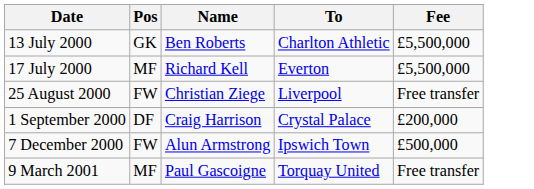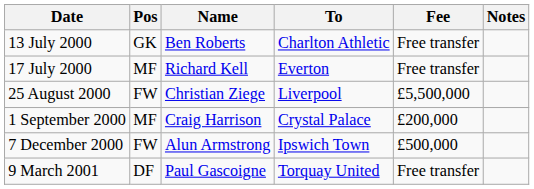+ column: (506, 17)
(433, 42) £5,500,000 -> (438, 42) Free transfer
(433, 68) £5,500,000 -> (438, 68) Free transfer
(438, 94) Free transfer -> (433, 94) £5,500,000
(144, 119) DF -> (145, 119) MF
(145, 171) MF -> (144, 171) DF
